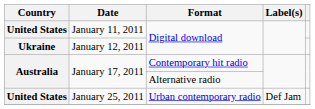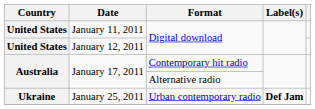(37, 46) Ukraine -> (37, 46) United States
(37, 96) United States -> (37, 96) Ukraine
(283, 96) normal -> (284, 96) bold
